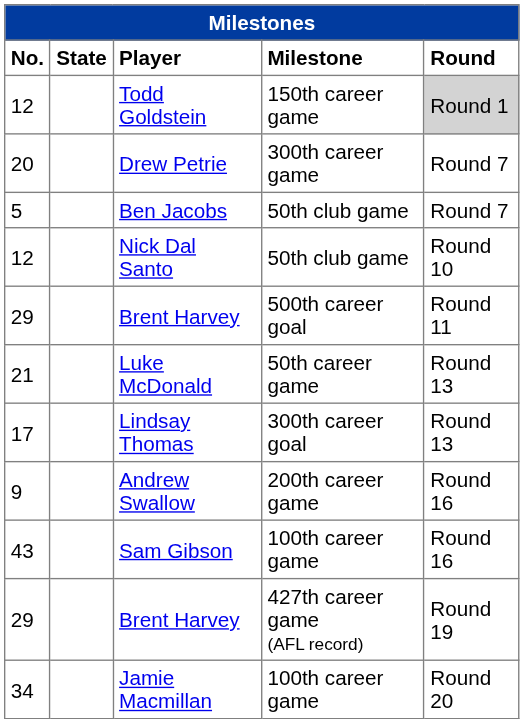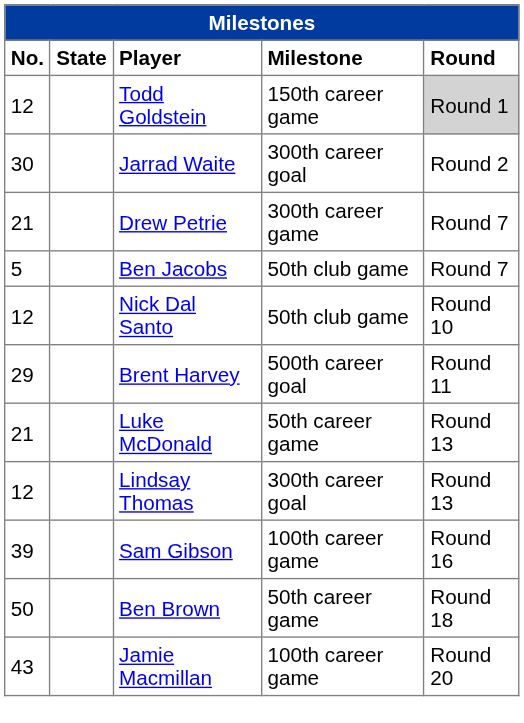+ row: (177, 163)
(22, 163) 20 -> (22, 222) 21
(22, 432) 17 -> (22, 491) 12
- row: (157, 491)
(22, 549) 43 -> (22, 549) 39
+ row: (170, 608)
- row: (179, 619)
(22, 689) 34 -> (22, 666) 43
